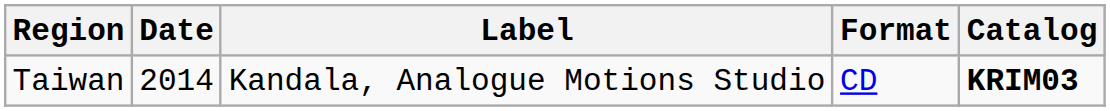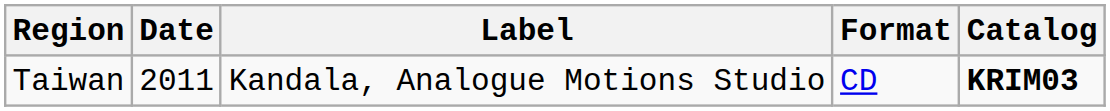(177, 81) 2014 -> (177, 81) 2011
